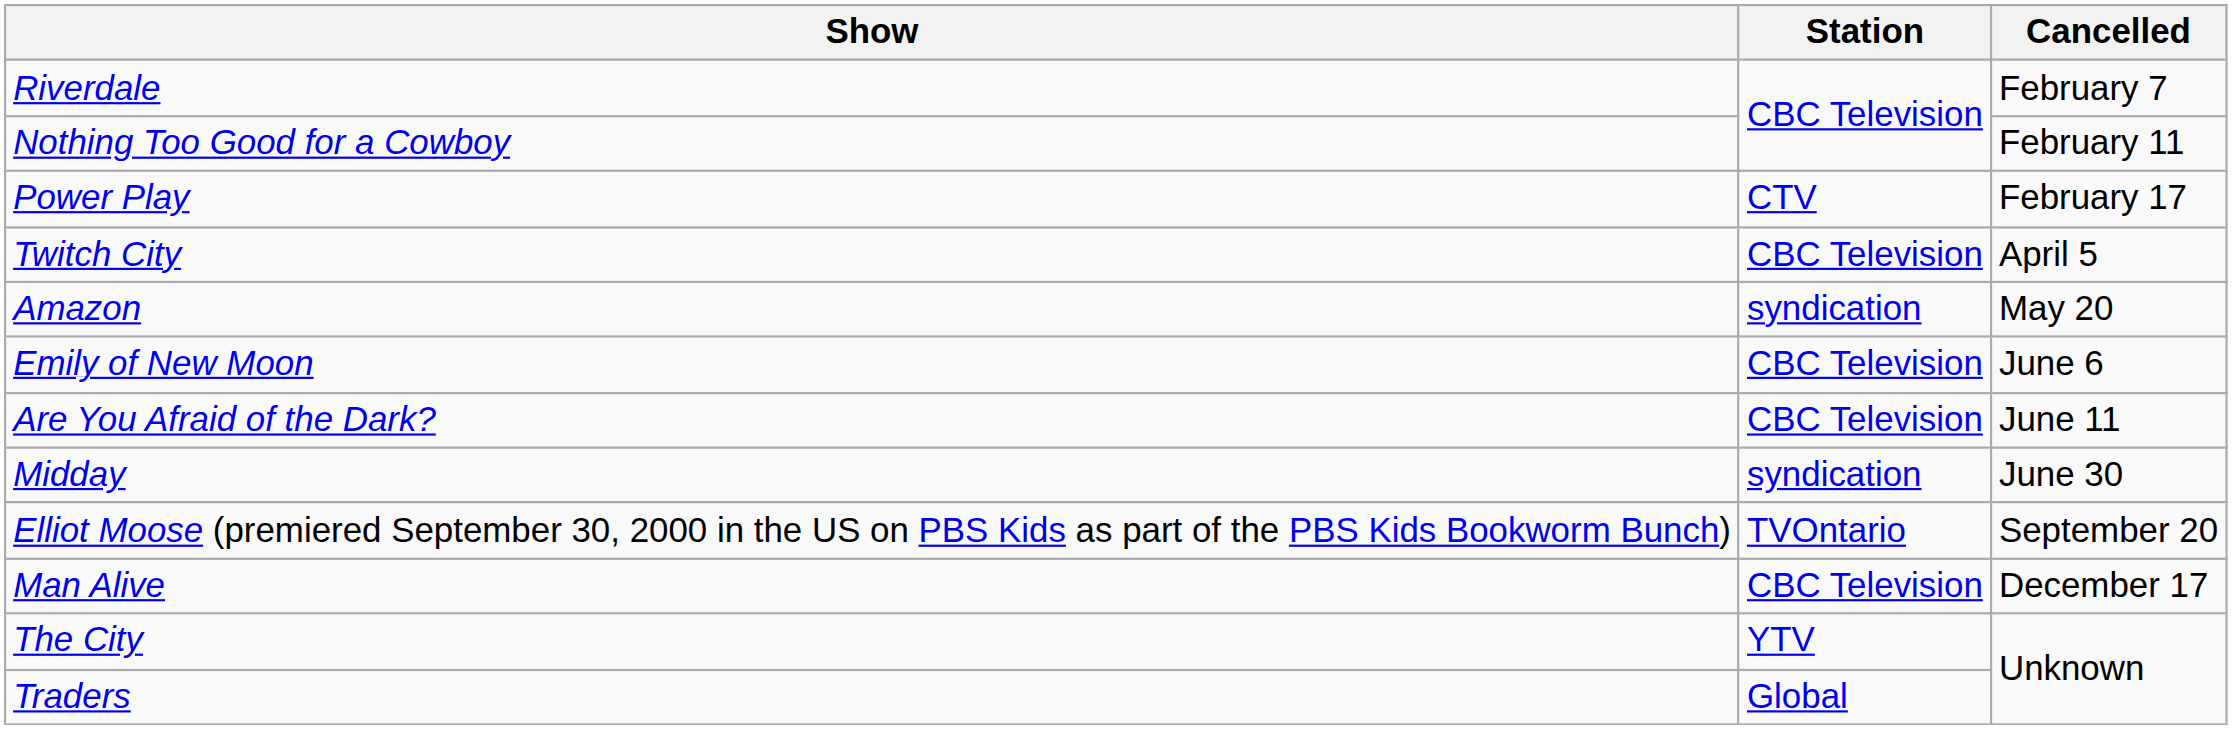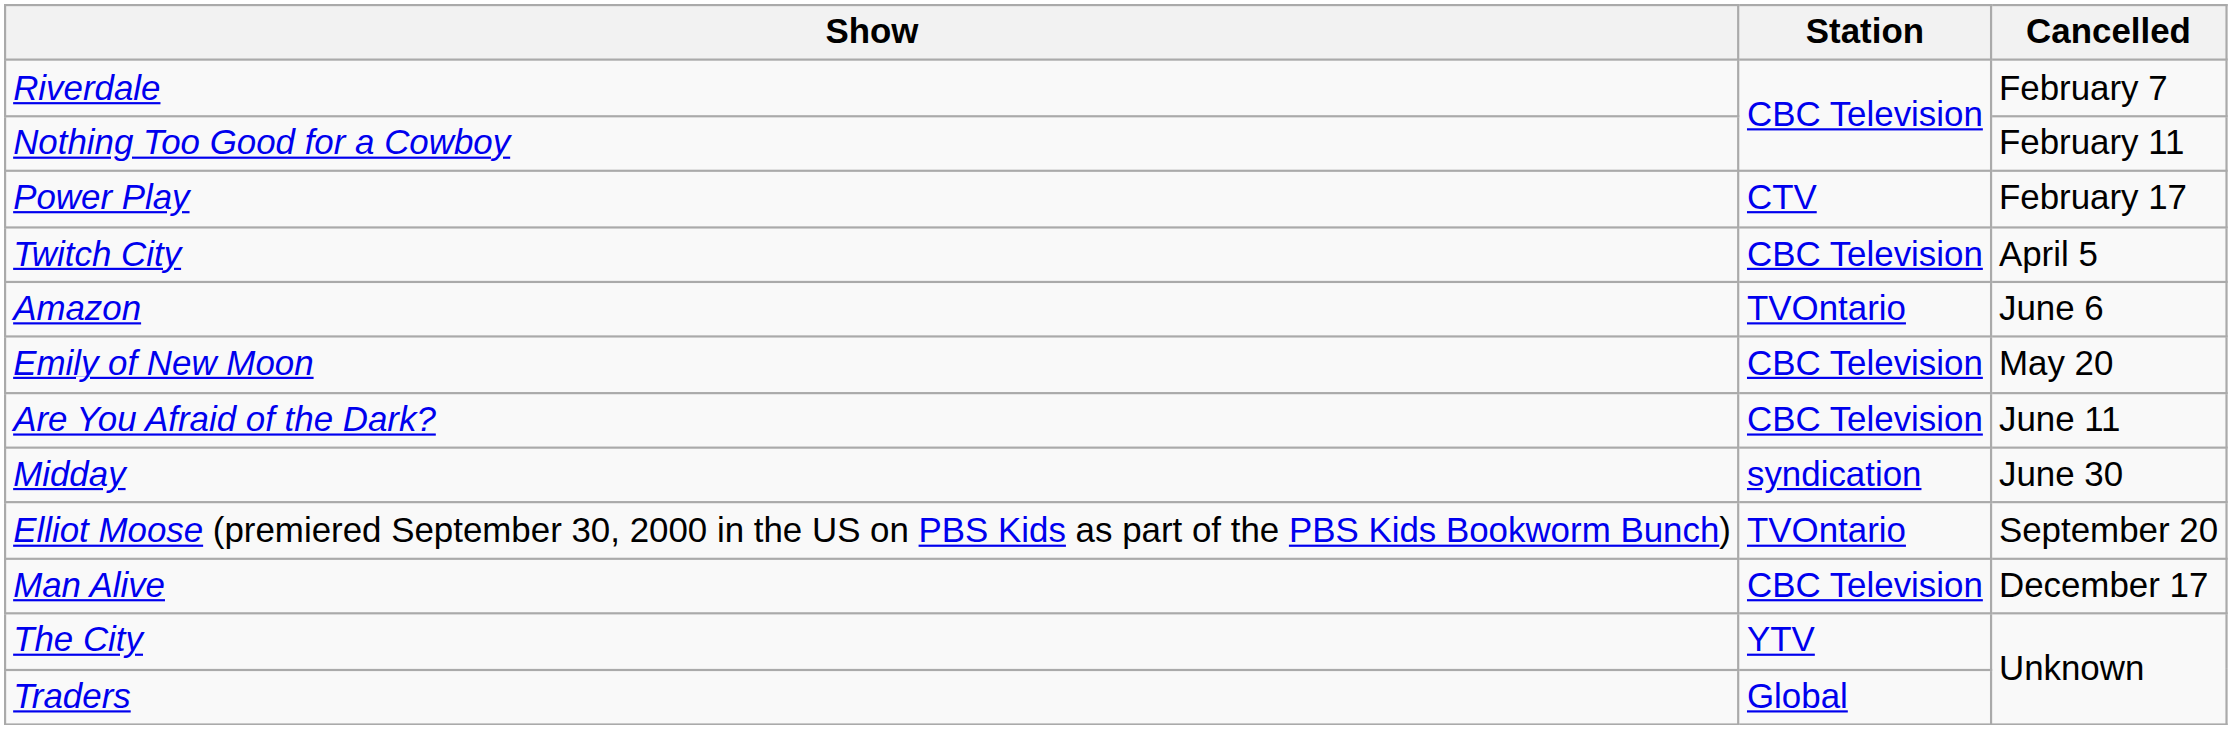(1834, 308) syndication -> (1826, 308) TVOntario
(2056, 308) May 20 -> (2051, 308) June 6
(2051, 364) June 6 -> (2056, 364) May 20
